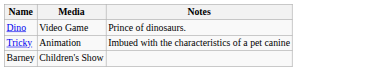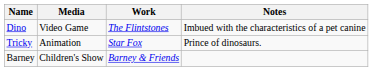+ column: (144, 12)
(147, 27) Prince of dinosaurs. -> (275, 27) Imbued with the characteristics of a pet canine
(199, 43) Imbued with the characteristics of a pet canine -> (223, 43) Prince of dinosaurs.
